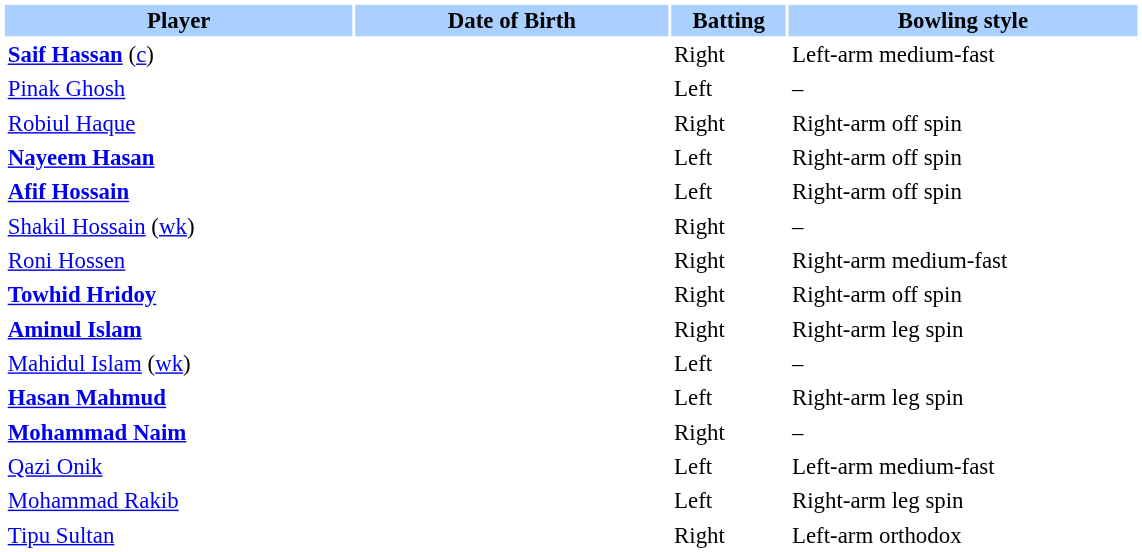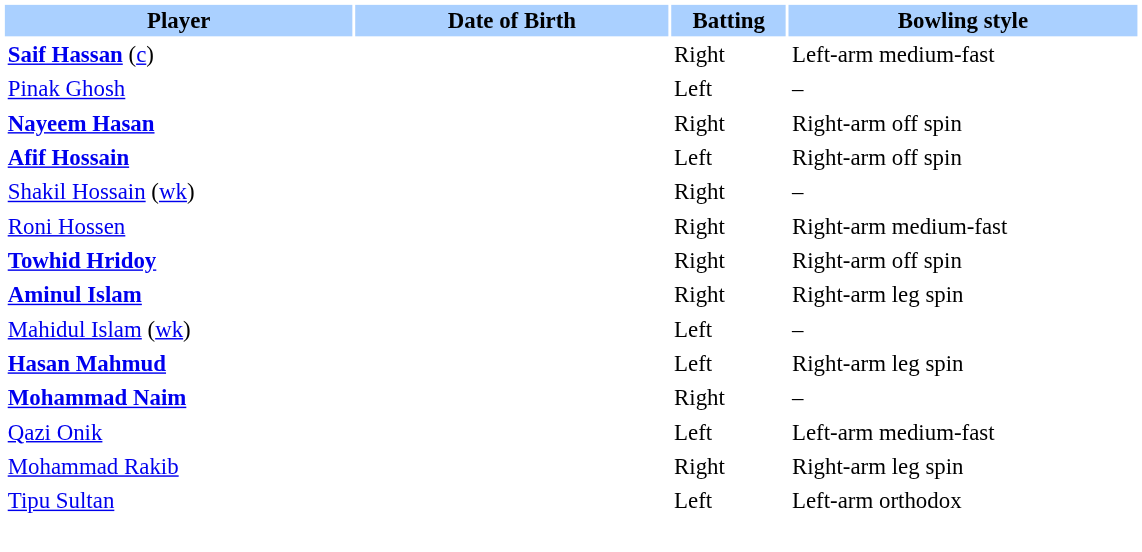- row: (72, 123)
(693, 157) Left -> (699, 123) Right
(693, 500) Left -> (699, 466) Right
(699, 535) Right -> (693, 500) Left
